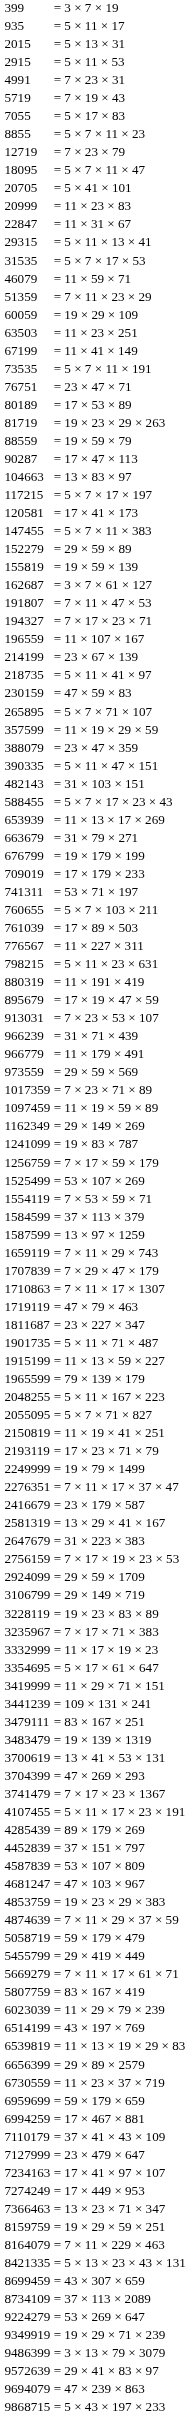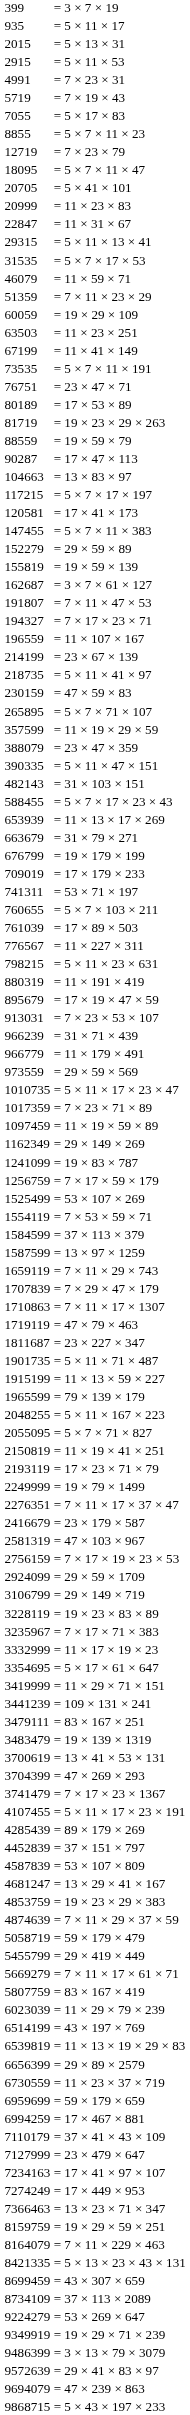+ row: (27, 1090)
(109, 1523) = 13 × 29 × 41 × 167 -> (99, 1541) = 47 × 103 × 967
- row: (27, 1541)
(99, 1884) = 47 × 103 × 967 -> (109, 1884) = 13 × 29 × 41 × 167
